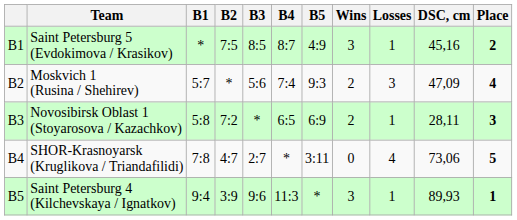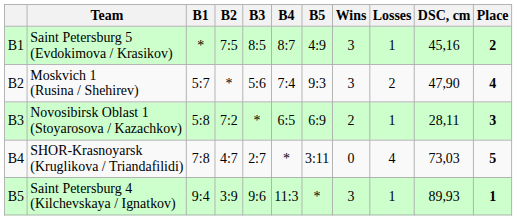(351, 83) 2 -> (351, 83) 3
(392, 83) 3 -> (392, 83) 2
(444, 83) 47,09 -> (444, 83) 47,90
(444, 158) 73,06 -> (444, 158) 73,03
